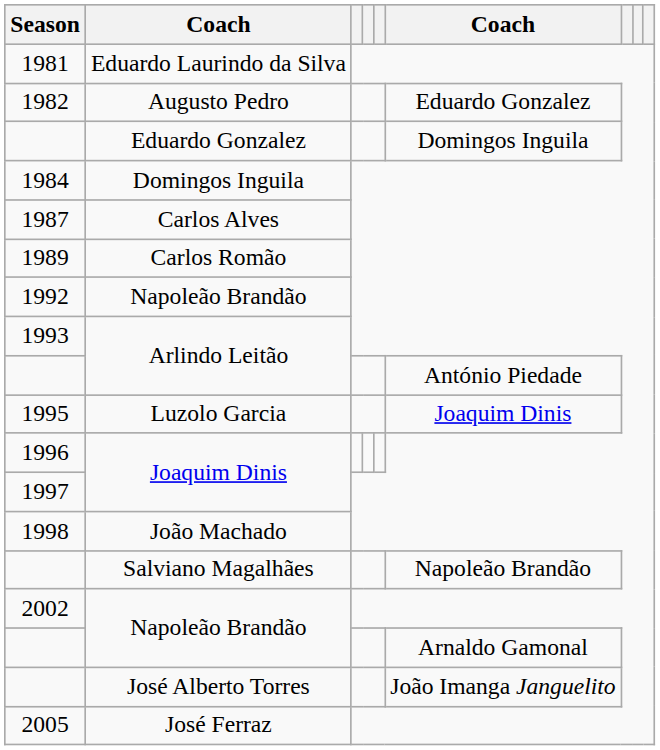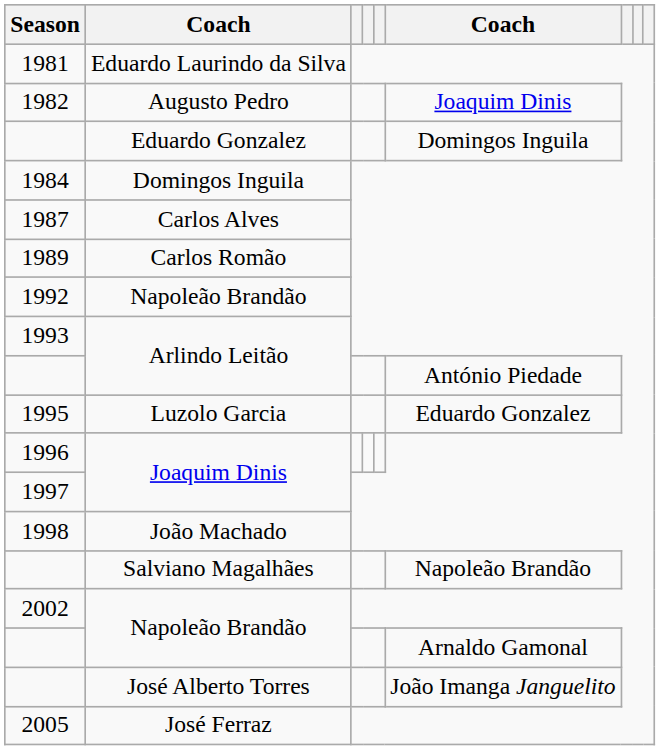(503, 102) Eduardo Gonzalez -> (503, 102) Joaquim Dinis
(503, 413) Joaquim Dinis -> (503, 413) Eduardo Gonzalez
